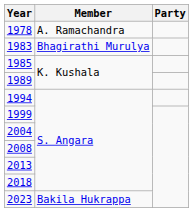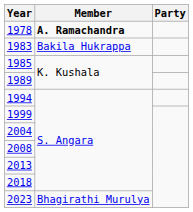(81, 30) normal -> (81, 30) bold
(93, 47) Bhagirathi Murulya -> (84, 47) Bakila Hukrappa
(84, 199) Bakila Hukrappa -> (93, 199) Bhagirathi Murulya
